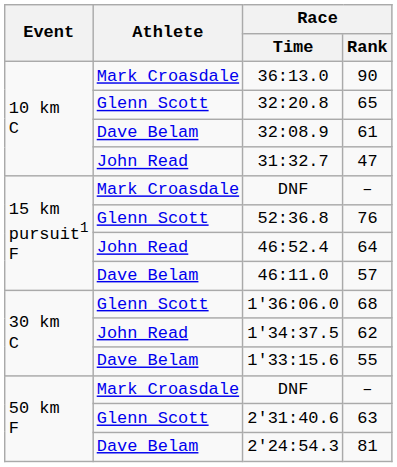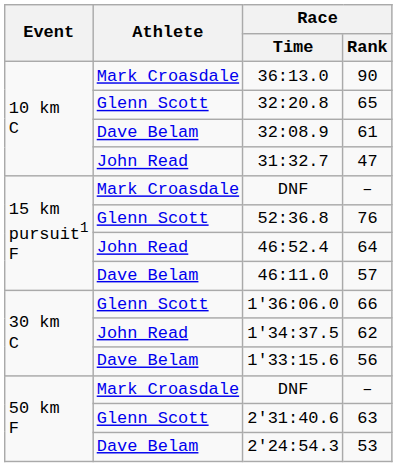(367, 304) 68 -> (367, 304) 66
(367, 361) 55 -> (367, 361) 56
(367, 446) 81 -> (367, 446) 53
